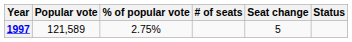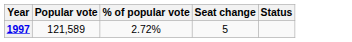- column: (218, 12)
(146, 29) 2.75% -> (146, 29) 2.72%
